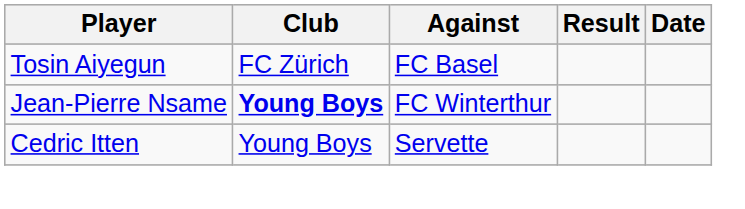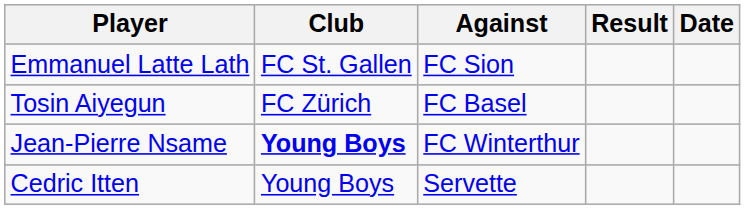+ row: (130, 64)
